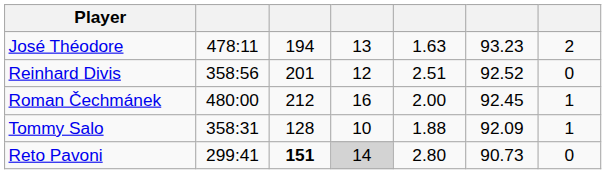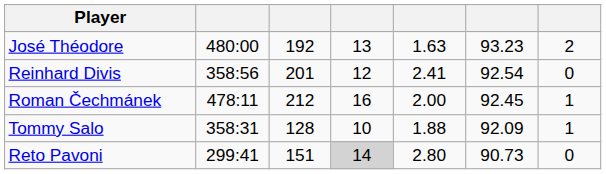(232, 45) 478:11 -> (232, 45) 480:00
(300, 45) 194 -> (300, 45) 192
(429, 73) 2.51 -> (429, 73) 2.41
(502, 73) 92.52 -> (502, 73) 92.54
(232, 100) 480:00 -> (232, 100) 478:11
(300, 155) bold -> (300, 155) normal
